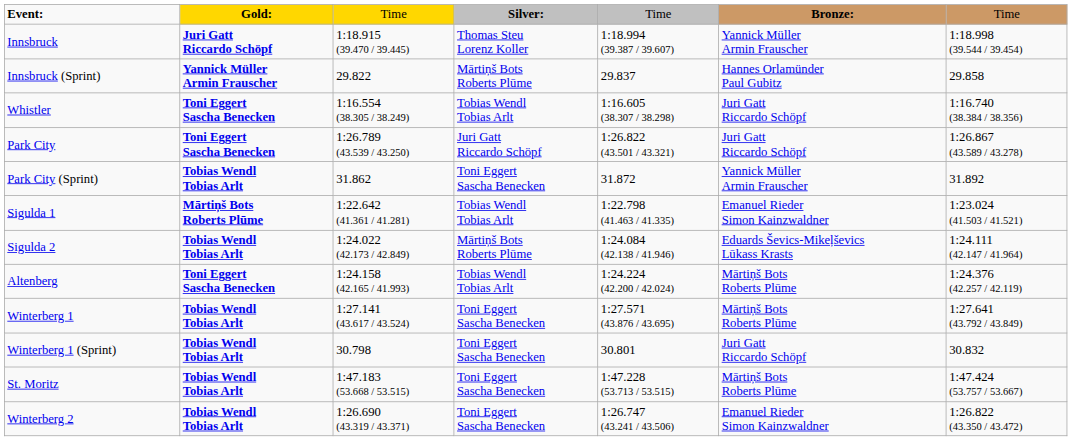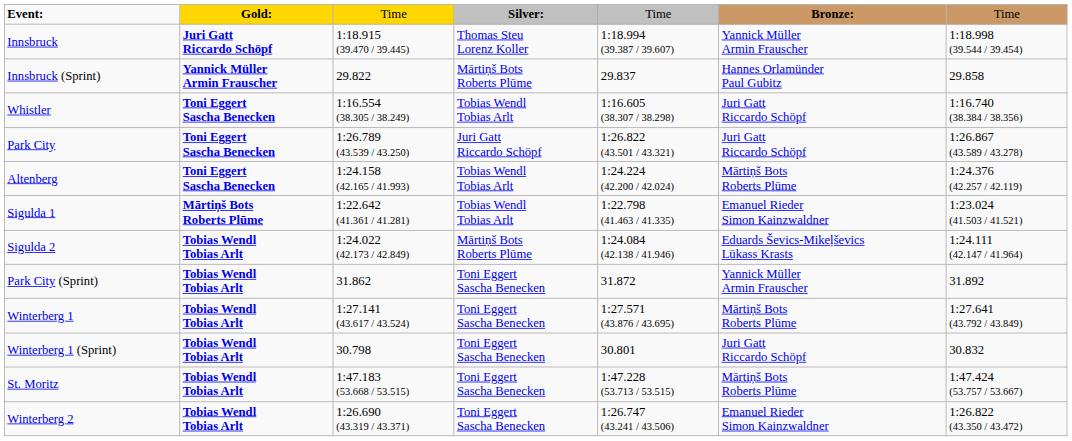rows swapped: (53, 178) <-> (32, 281)
